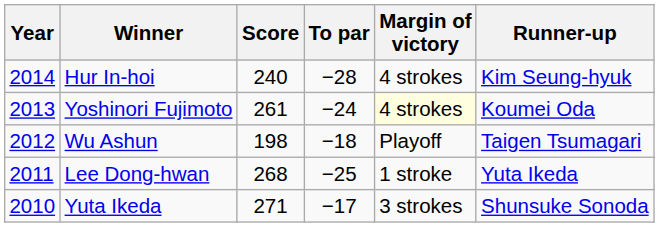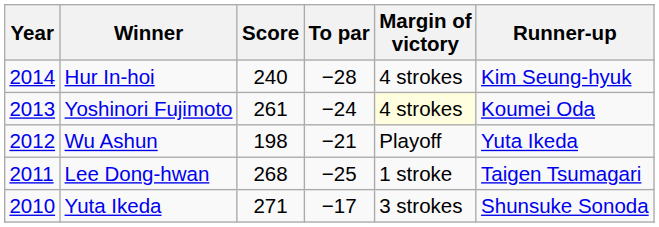(339, 142) −18 -> (339, 142) −21
(561, 142) Taigen Tsumagari -> (530, 142) Yuta Ikeda
(530, 174) Yuta Ikeda -> (561, 174) Taigen Tsumagari
